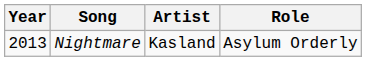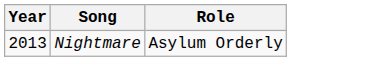- column: (182, 18)
